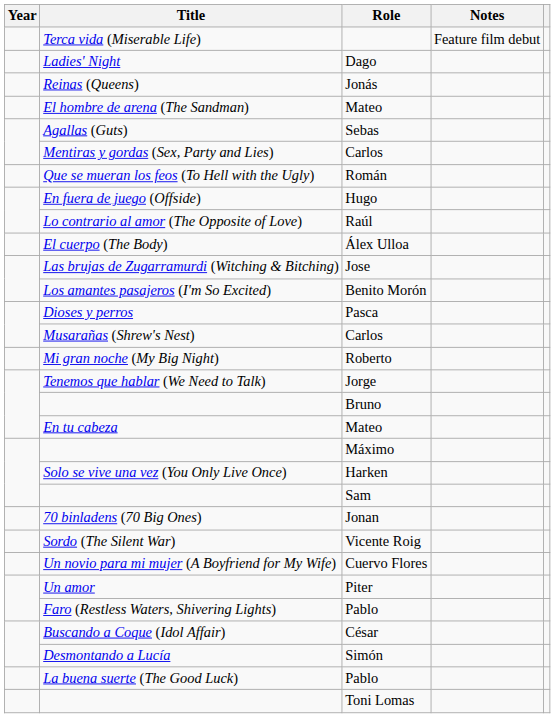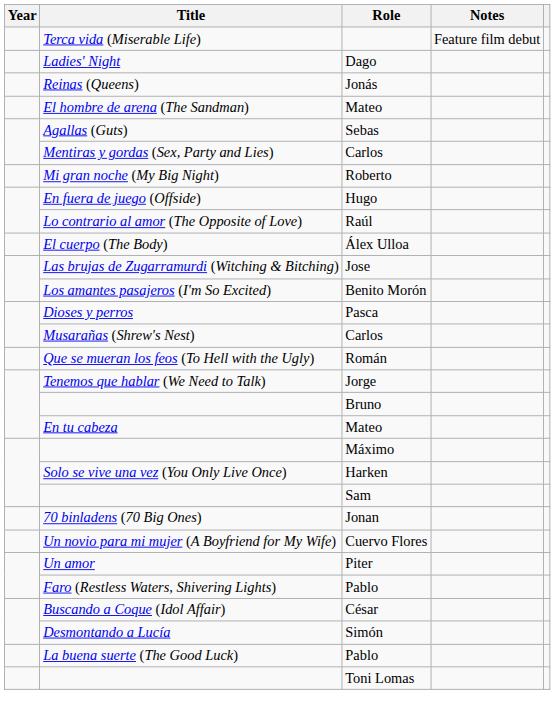rows swapped: (179, 175) <-> (131, 358)
- row: (109, 541)
